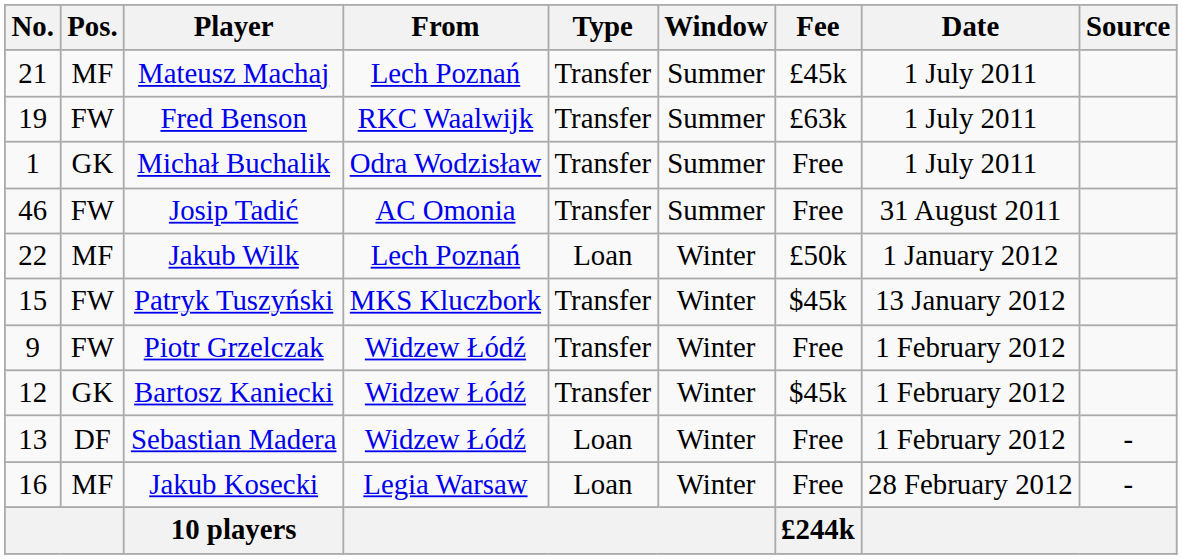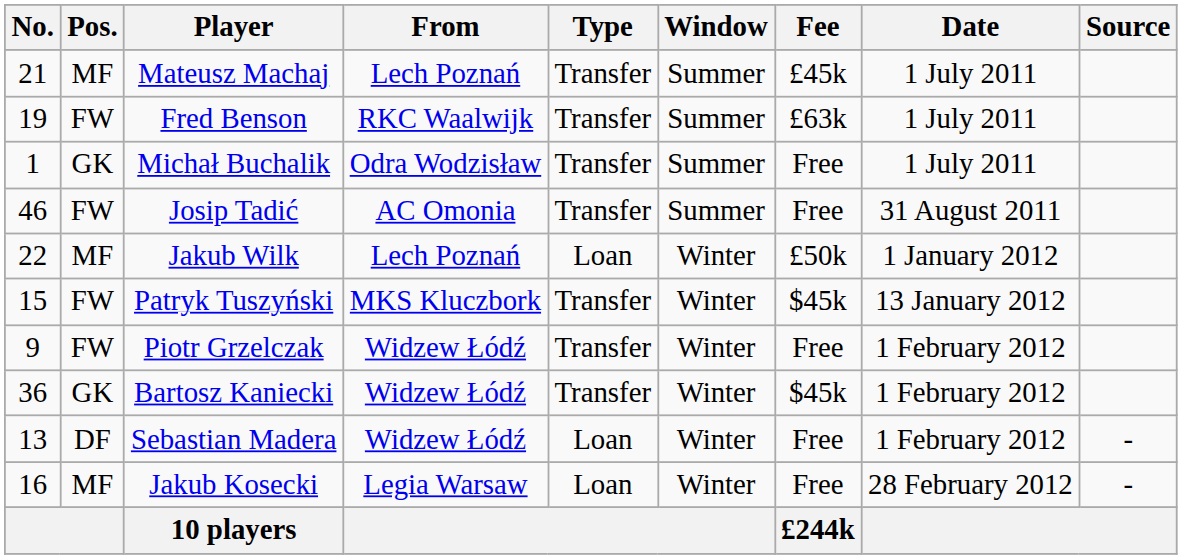(33, 392) 12 -> (33, 392) 36
